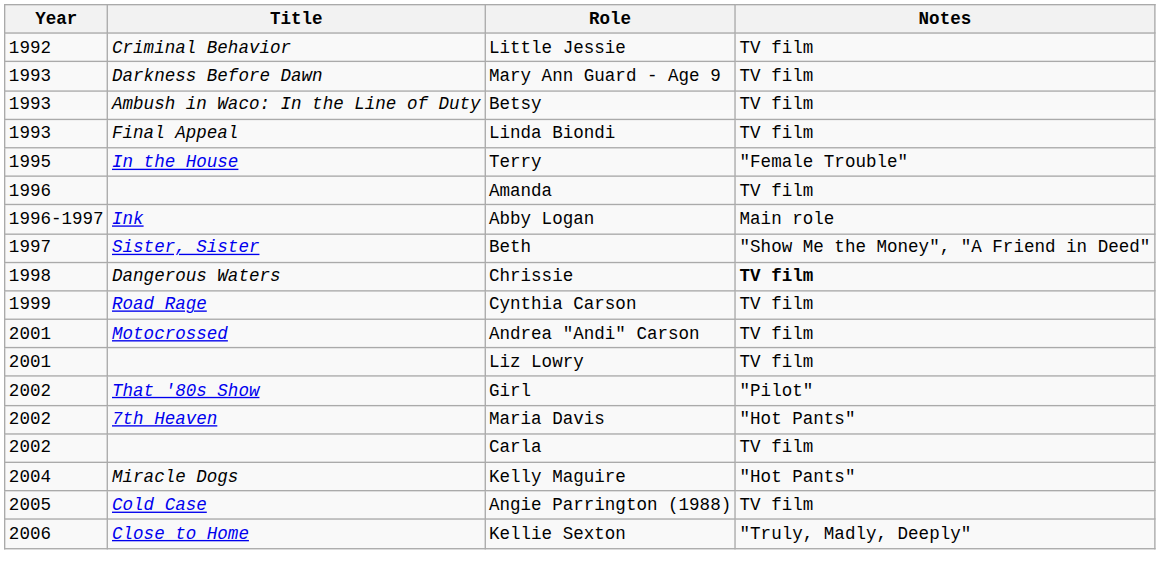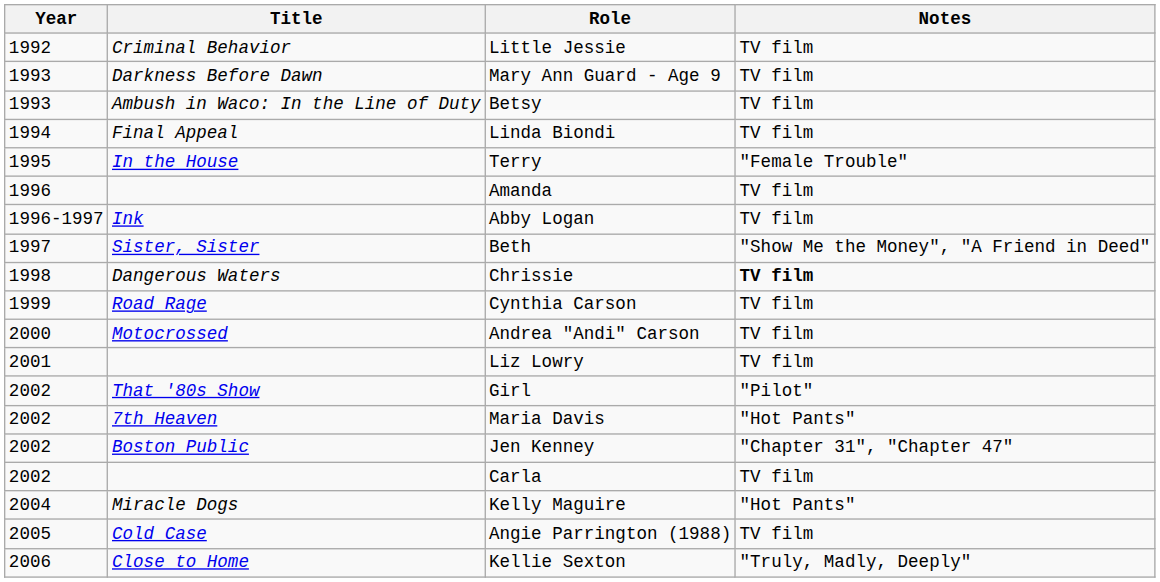(30, 133) 1993 -> (30, 133) 1994
(787, 219) Main role -> (776, 219) TV film
(30, 334) 2001 -> (30, 334) 2000
+ row: (542, 448)
